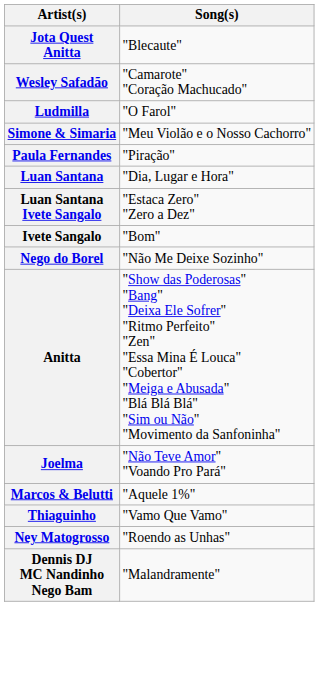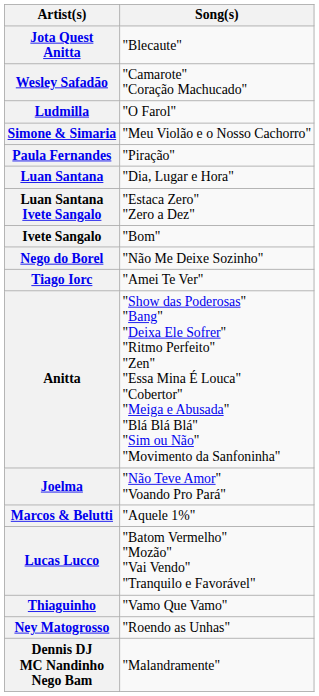+ row: (62, 280)
+ row: (62, 560)
